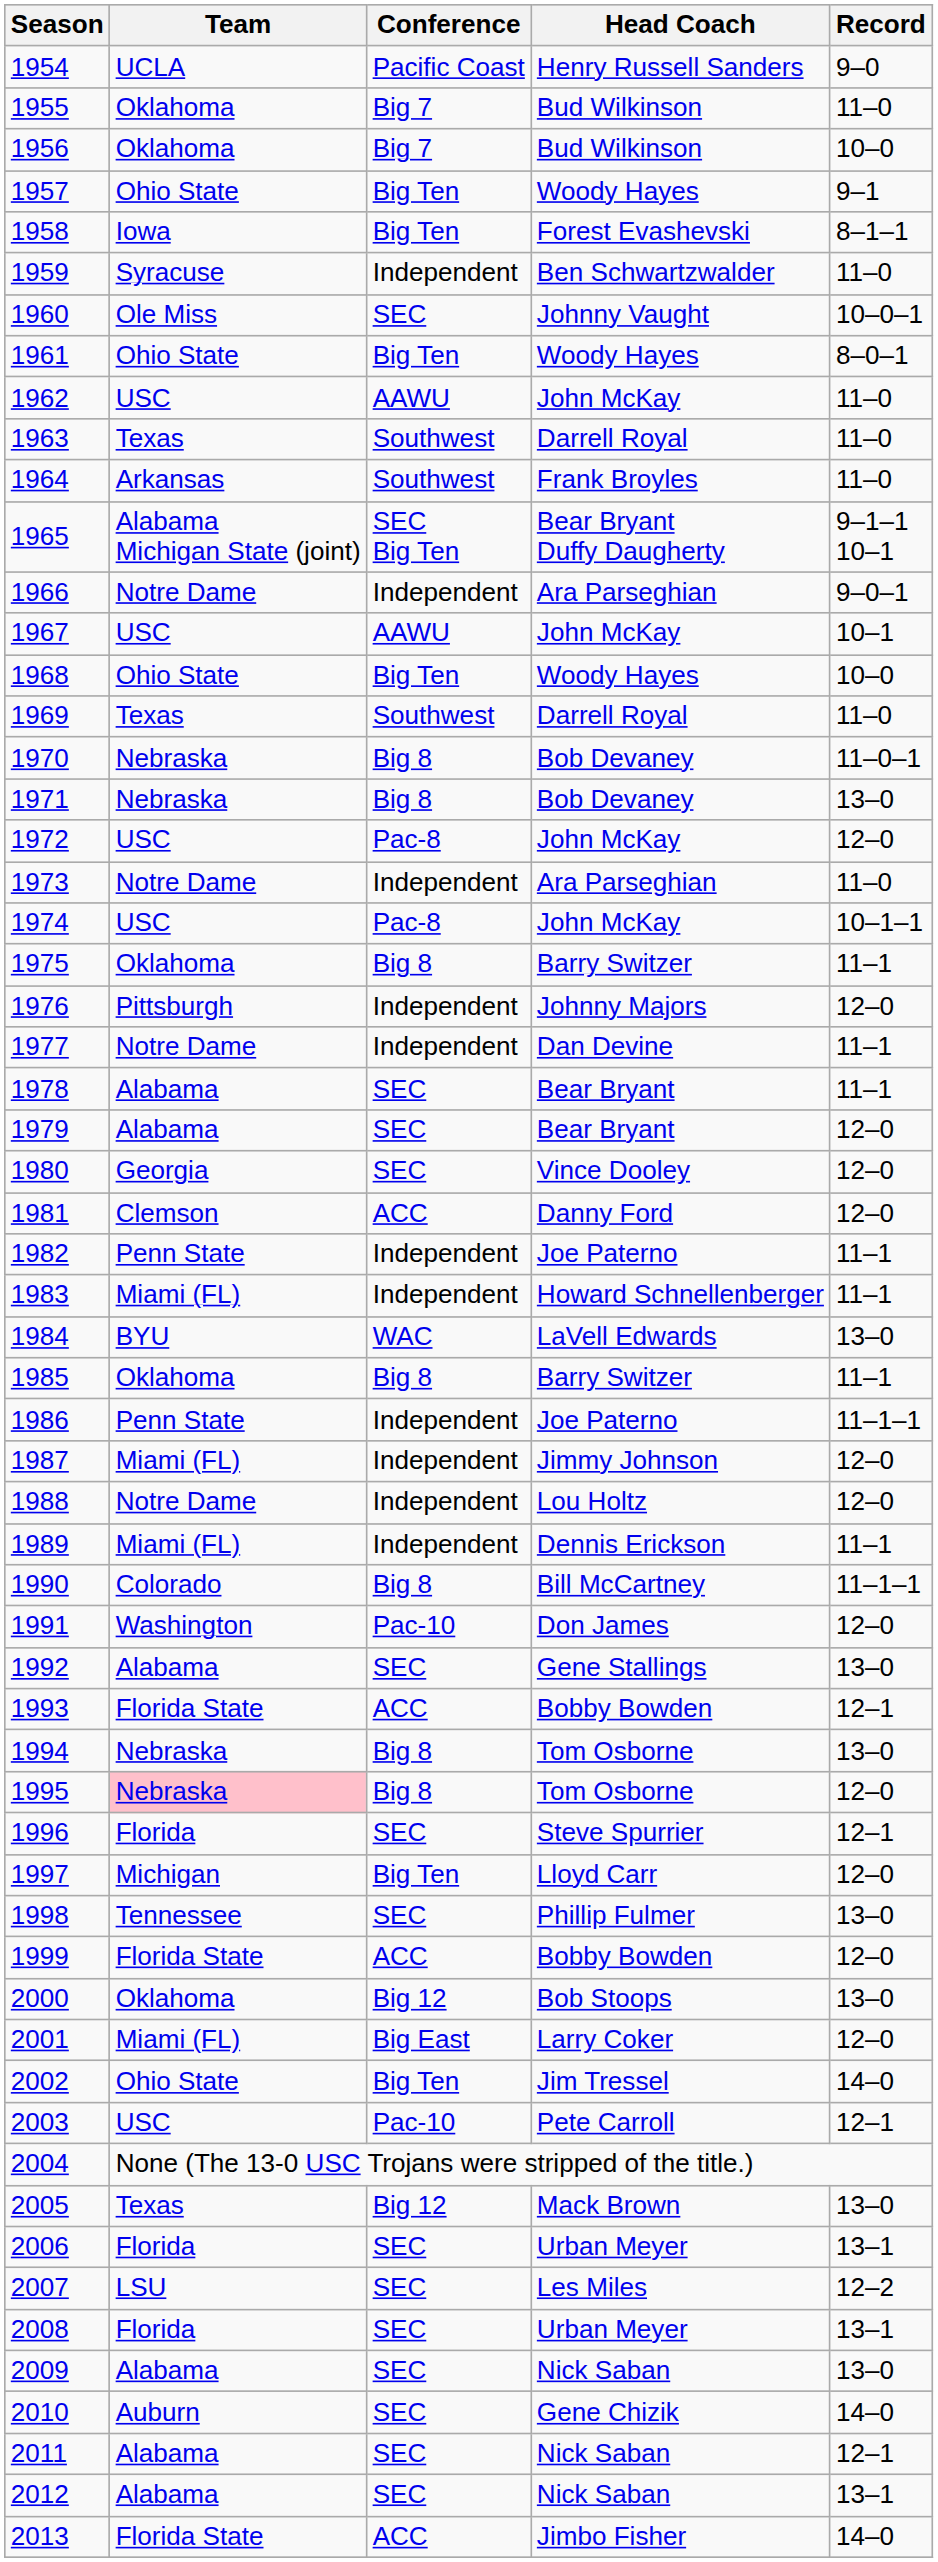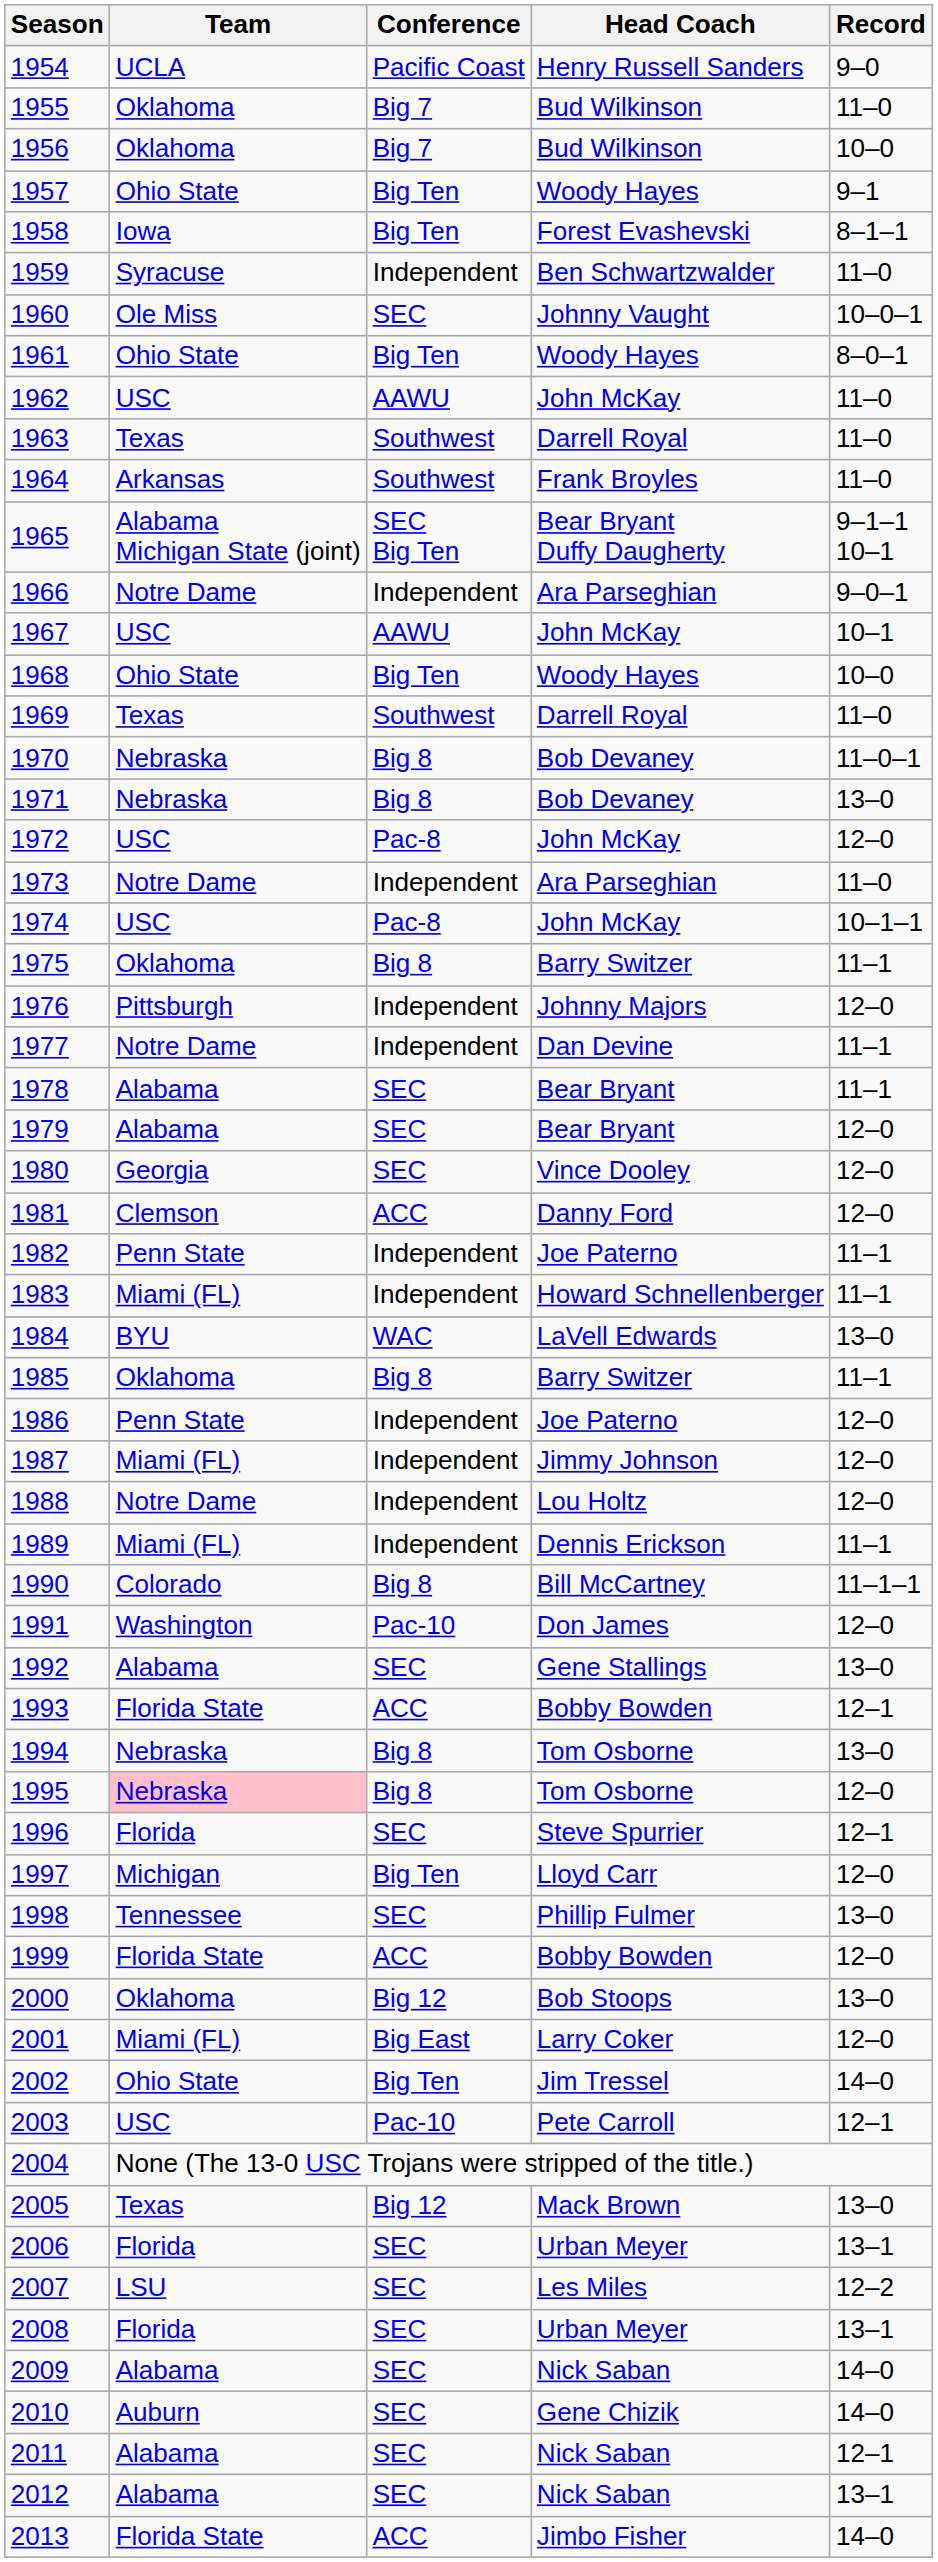(878, 1419) 11–1–1 -> (865, 1419) 12–0
(865, 2370) 13–0 -> (865, 2370) 14–0
